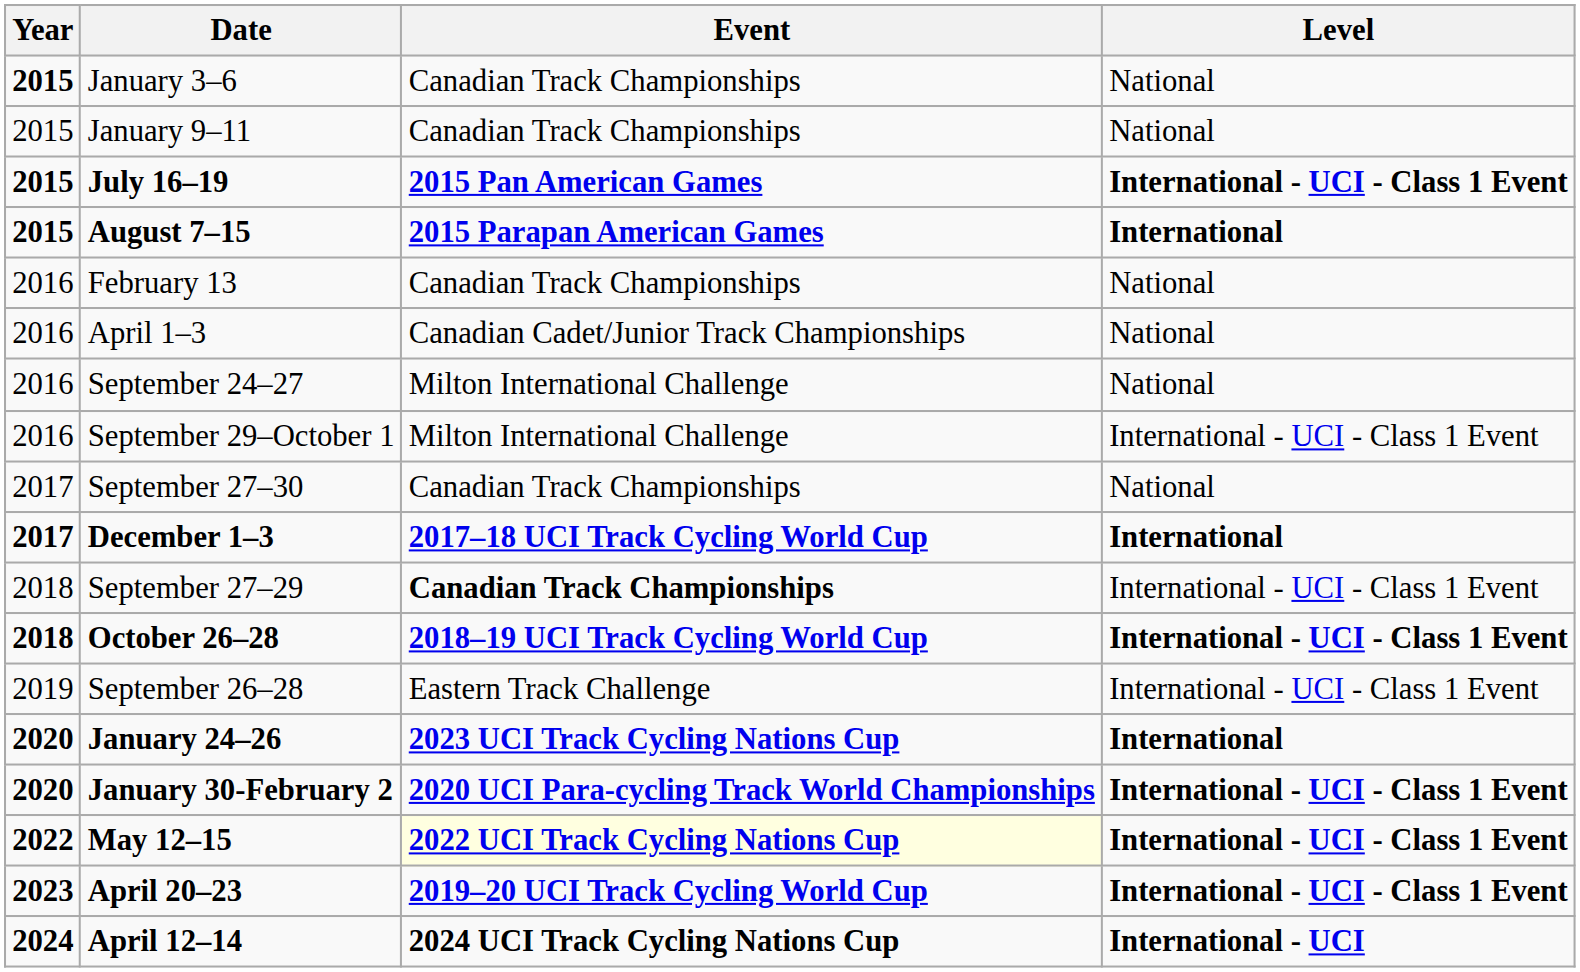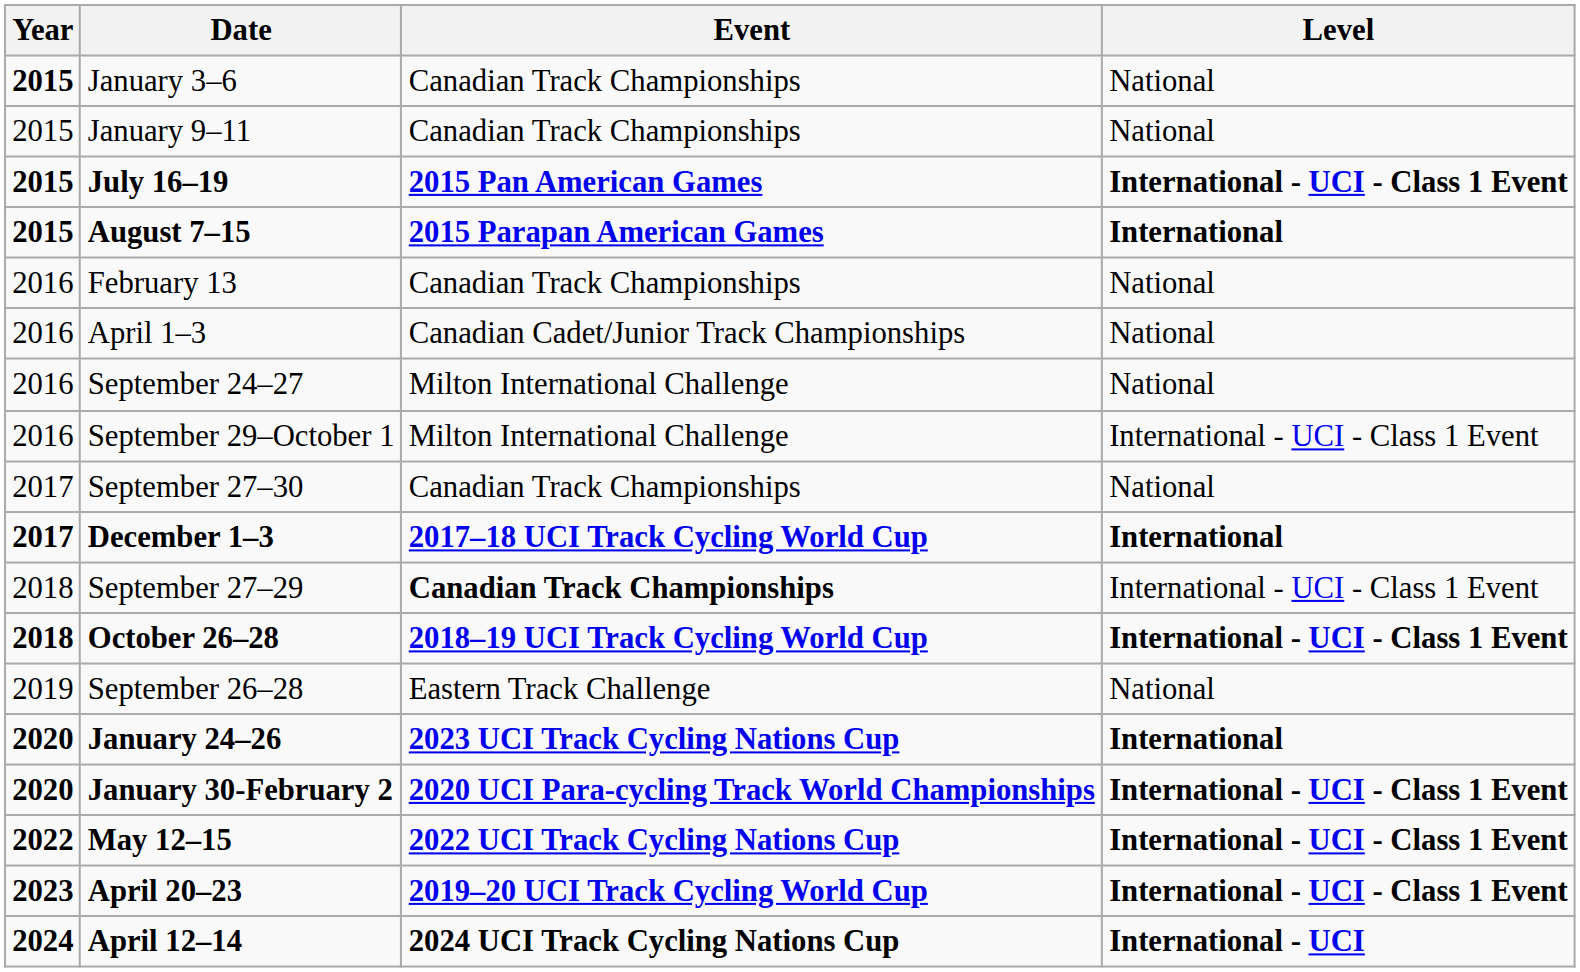(1324, 688) International - UCI - Class 1 Event -> (1162, 688) National
(654, 840) lightyellow background -> (654, 840) no background
